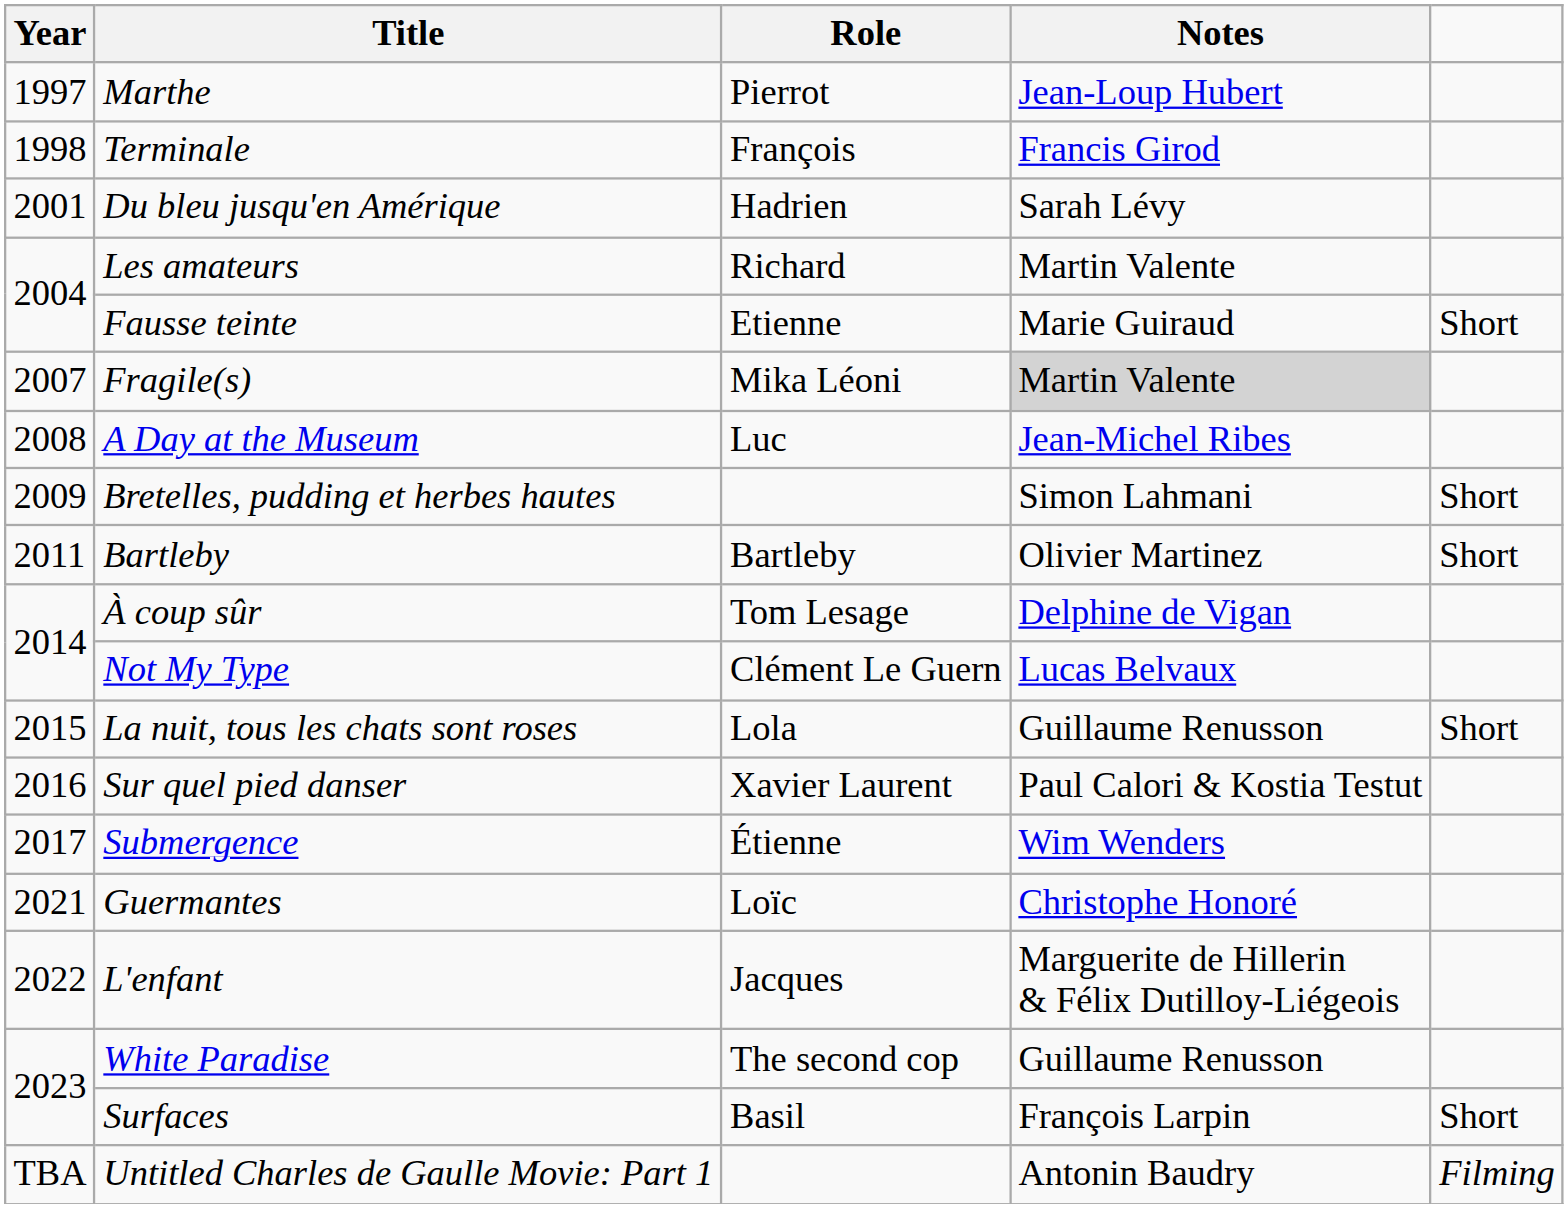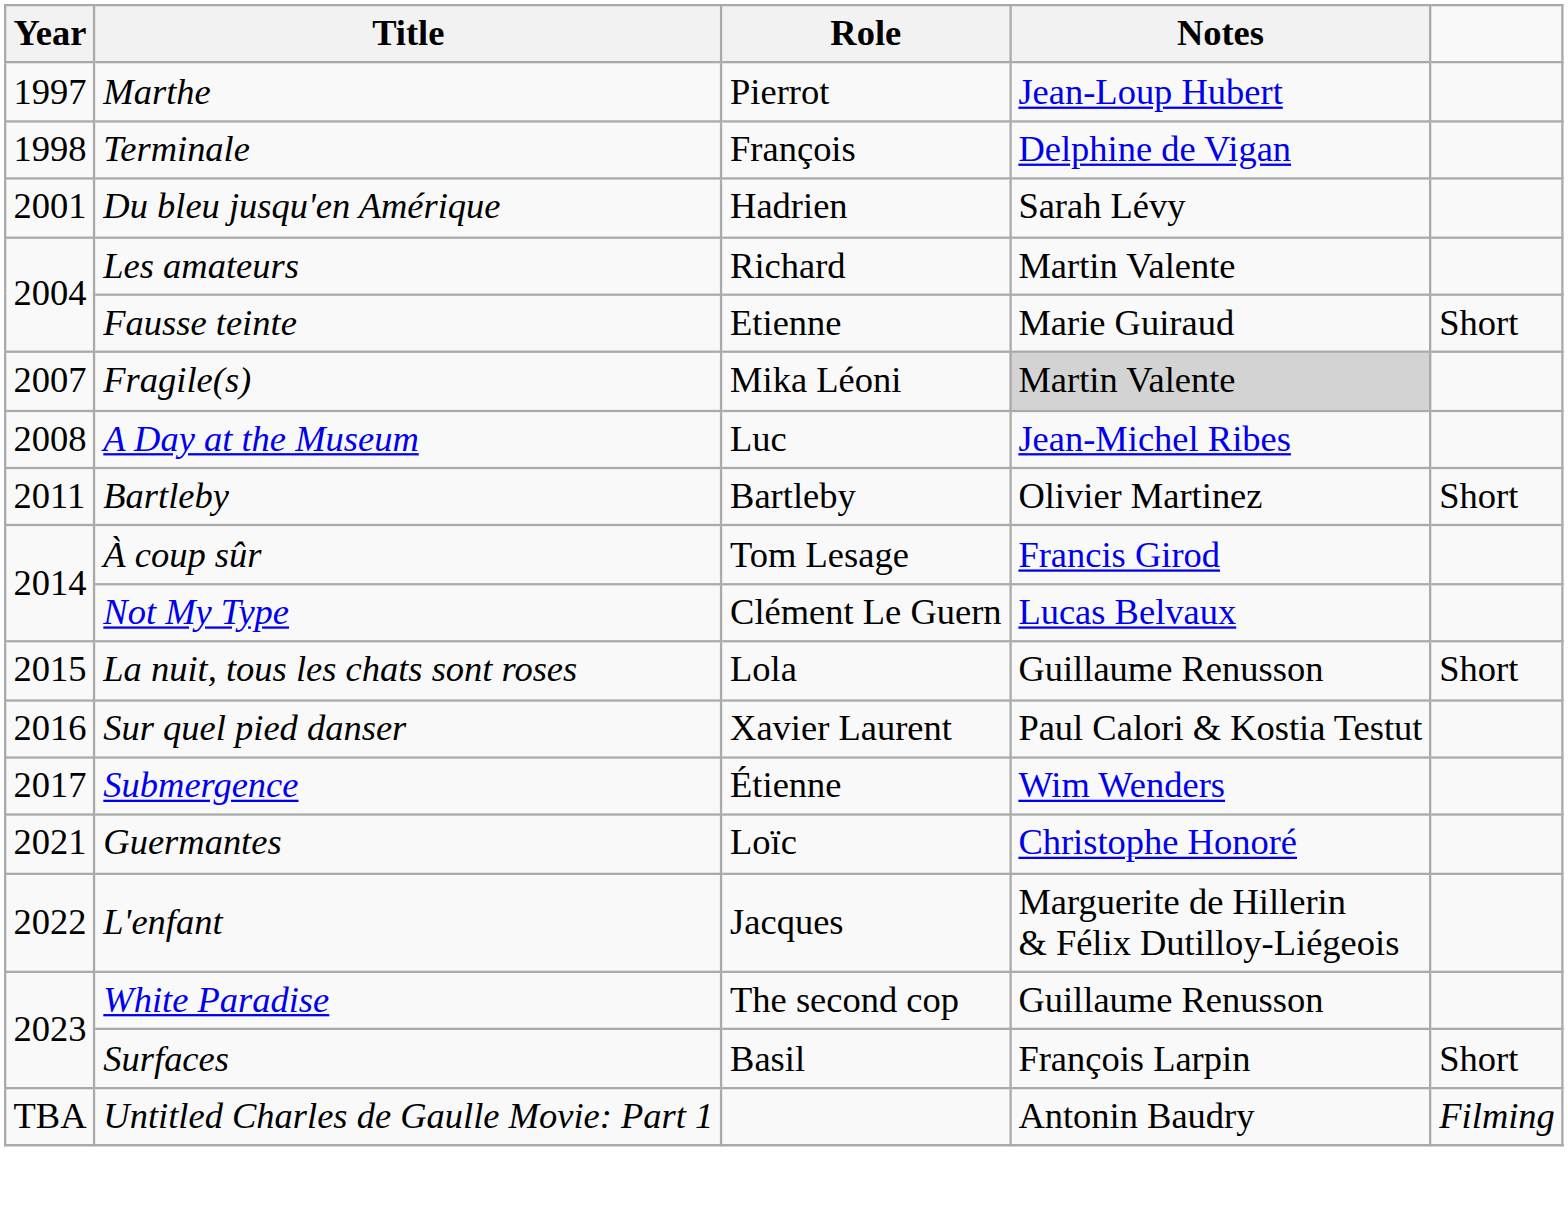(1119, 149) Francis Girod -> (1155, 149) Delphine de Vigan
- row: (359, 496)
(1155, 611) Delphine de Vigan -> (1119, 554) Francis Girod
